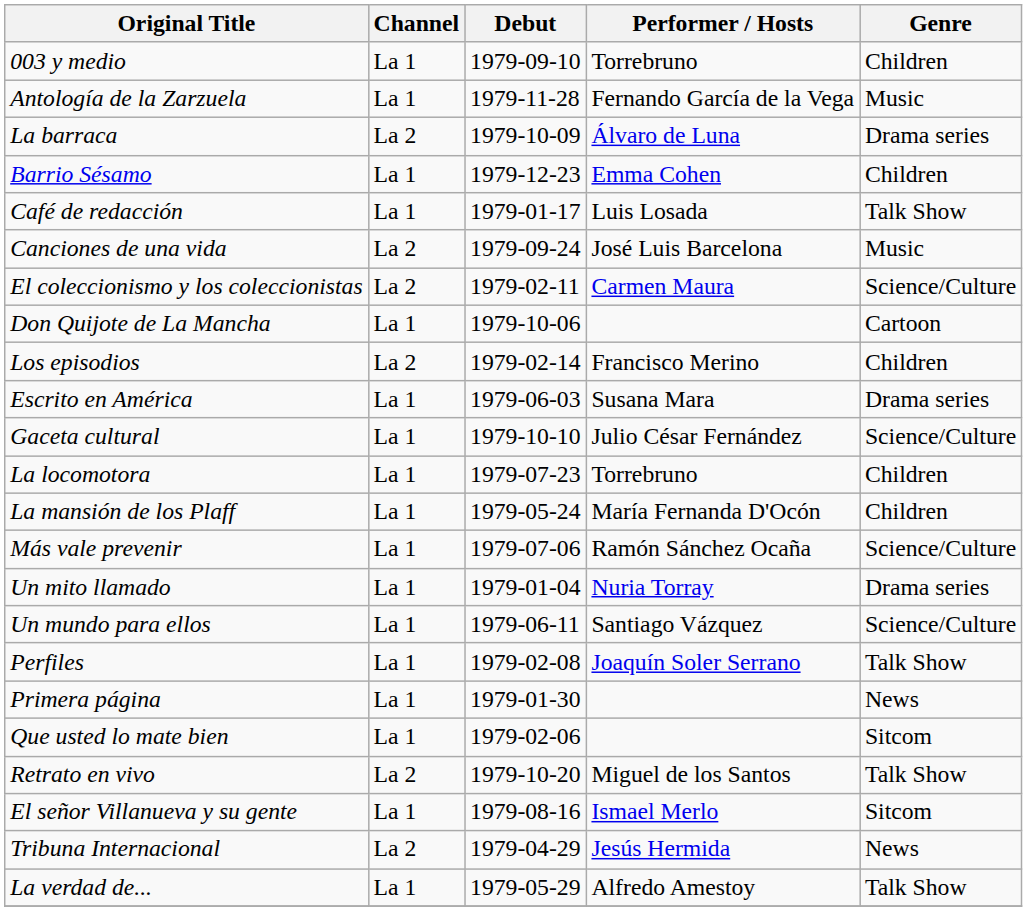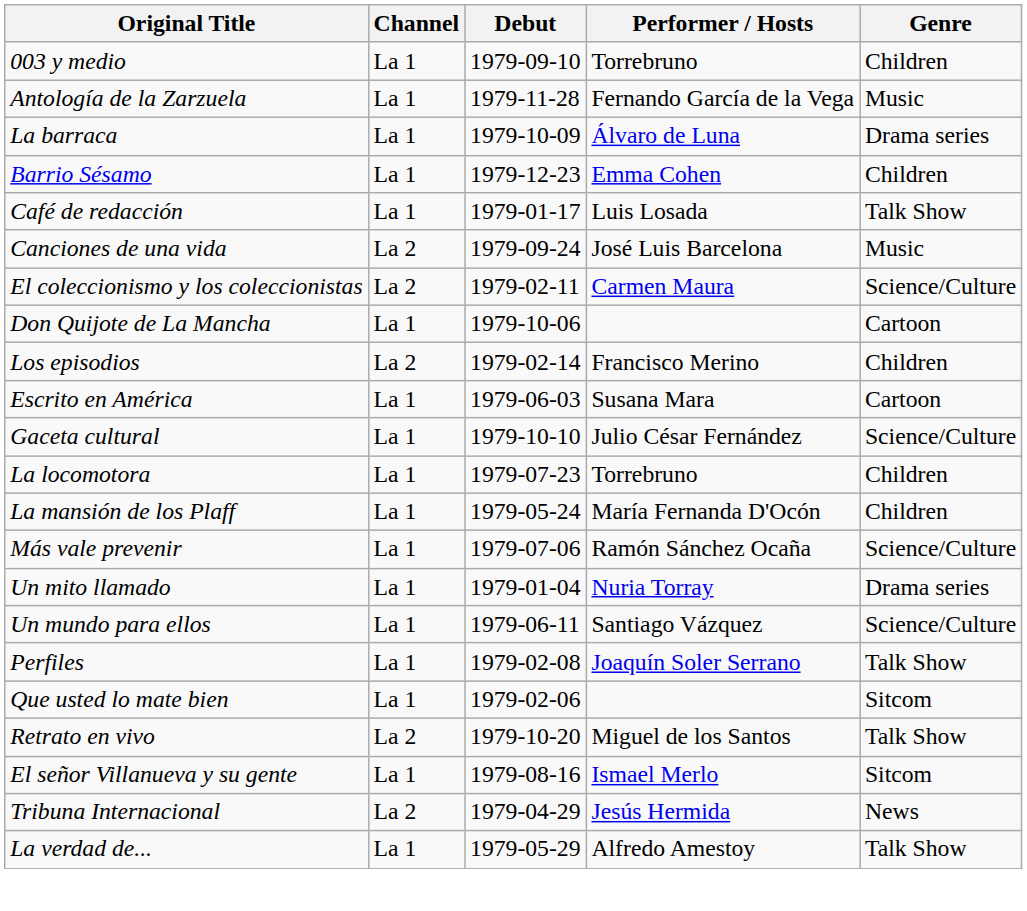(395, 135) La 2 -> (395, 135) La 1
(927, 398) Drama series -> (903, 398) Cartoon
- row: (86, 699)
